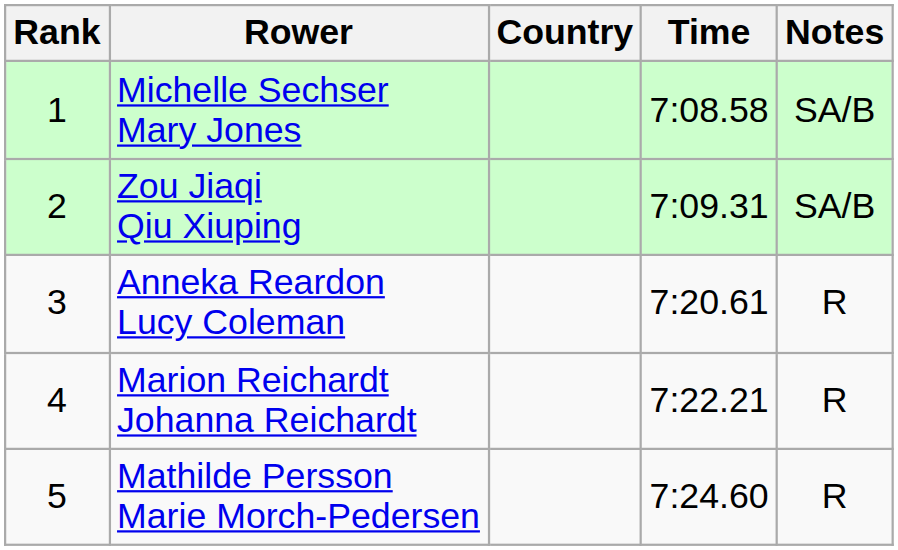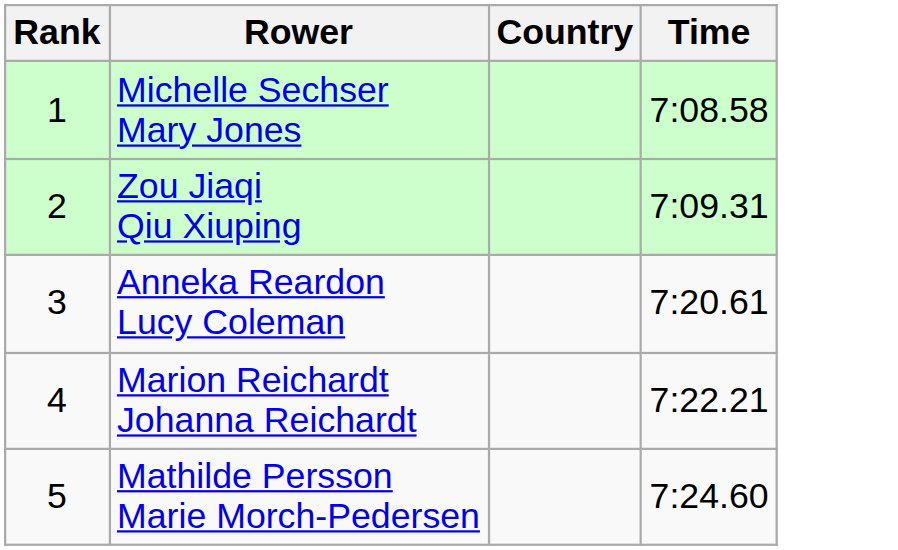- column: (835, 32)
